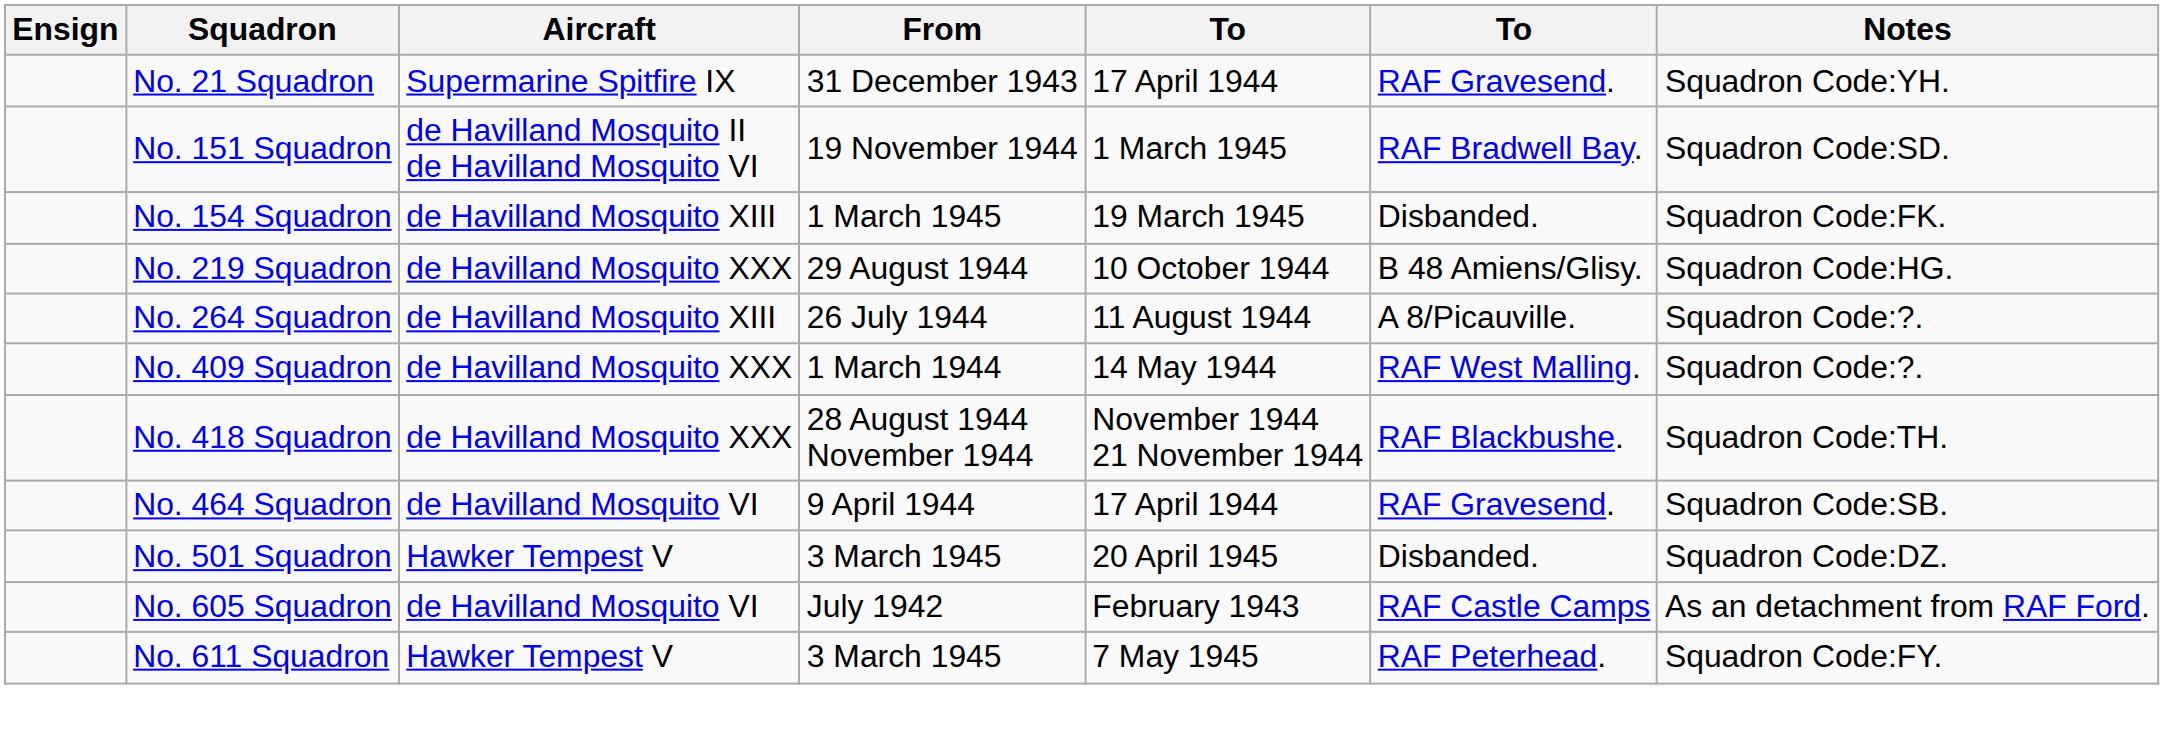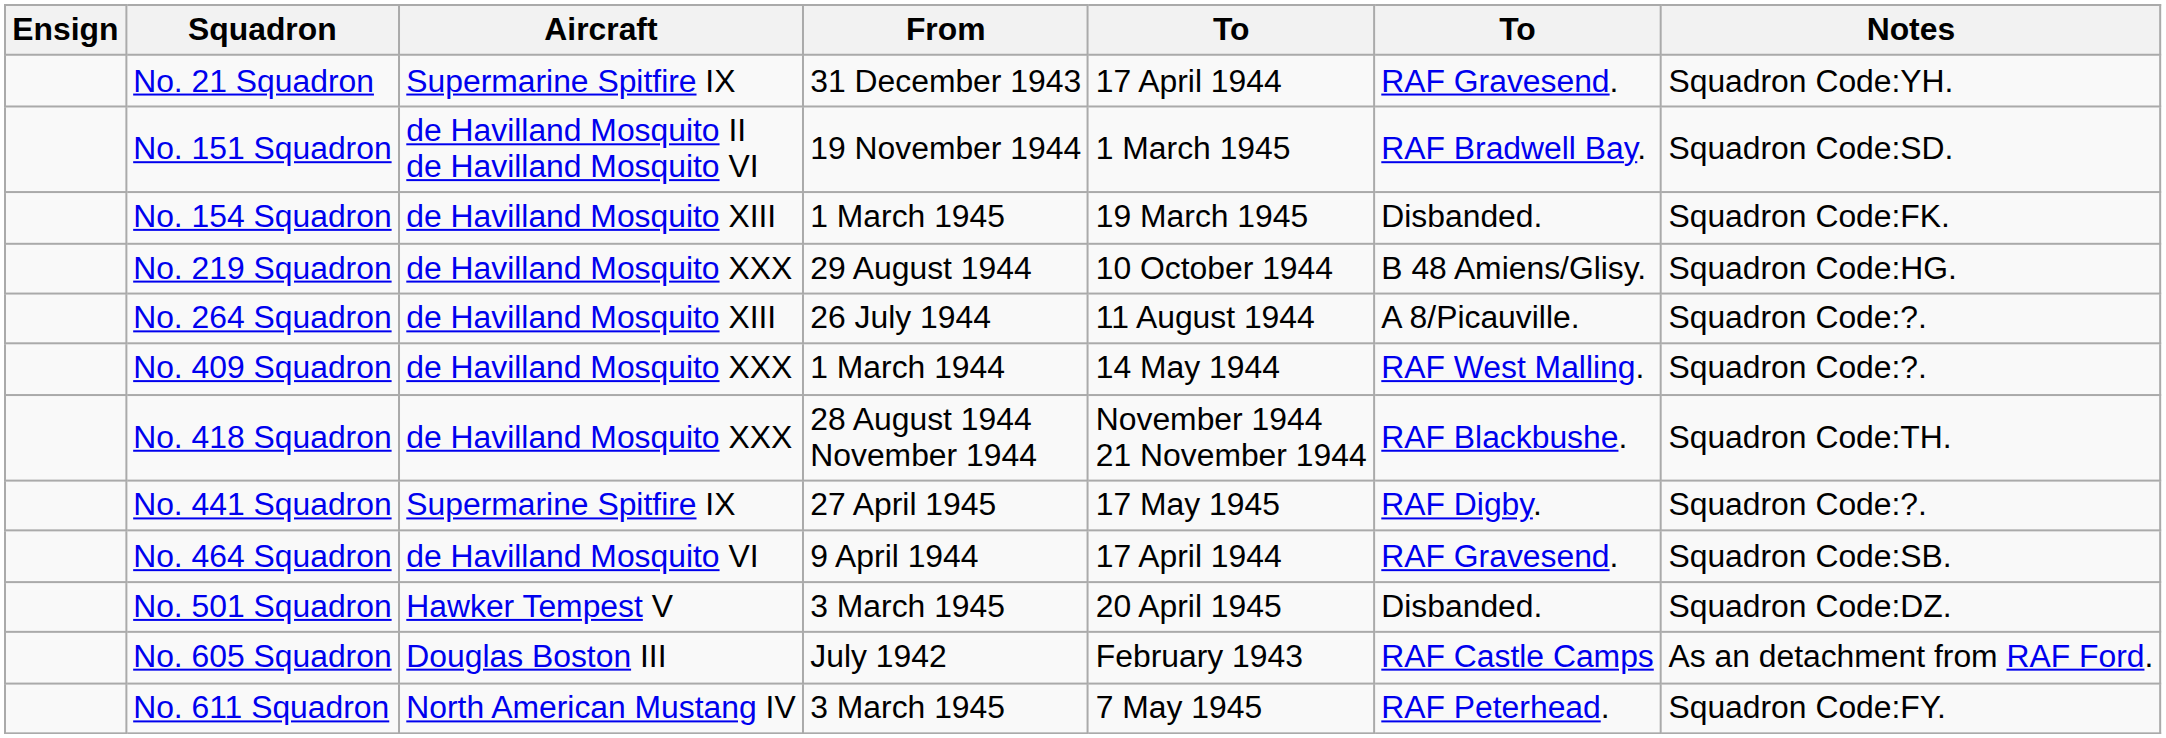+ row: (262, 505)
(582, 606) de Havilland Mosquito VI -> (536, 656) Douglas Boston III
(540, 656) Hawker Tempest V -> (601, 707) North American Mustang IV
